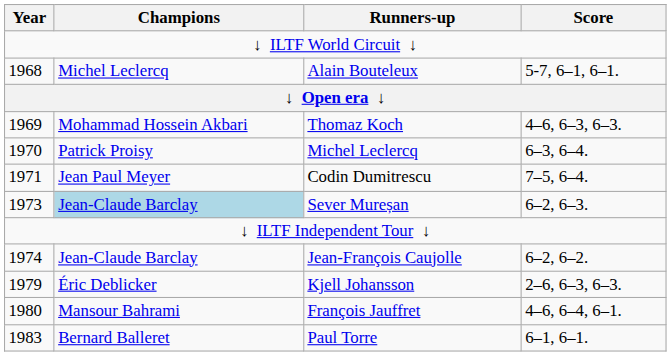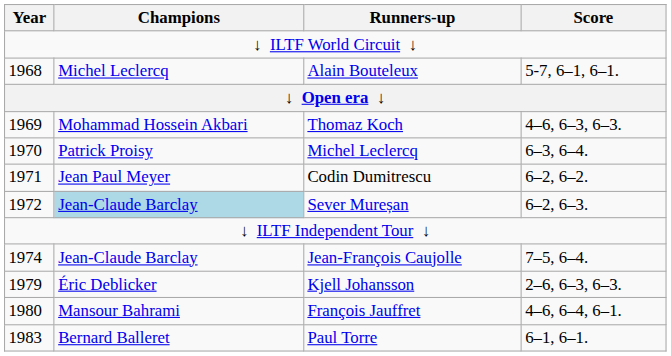(557, 177) 7–5, 6–4. -> (557, 177) 6–2, 6–2.
(25, 204) 1973 -> (25, 204) 1972
(557, 257) 6–2, 6–2. -> (557, 257) 7–5, 6–4.
